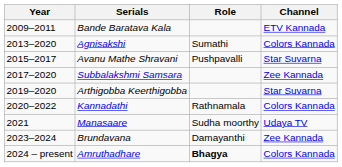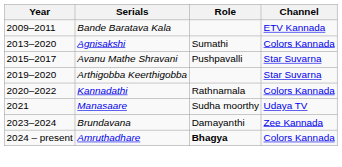- row: (130, 75)
